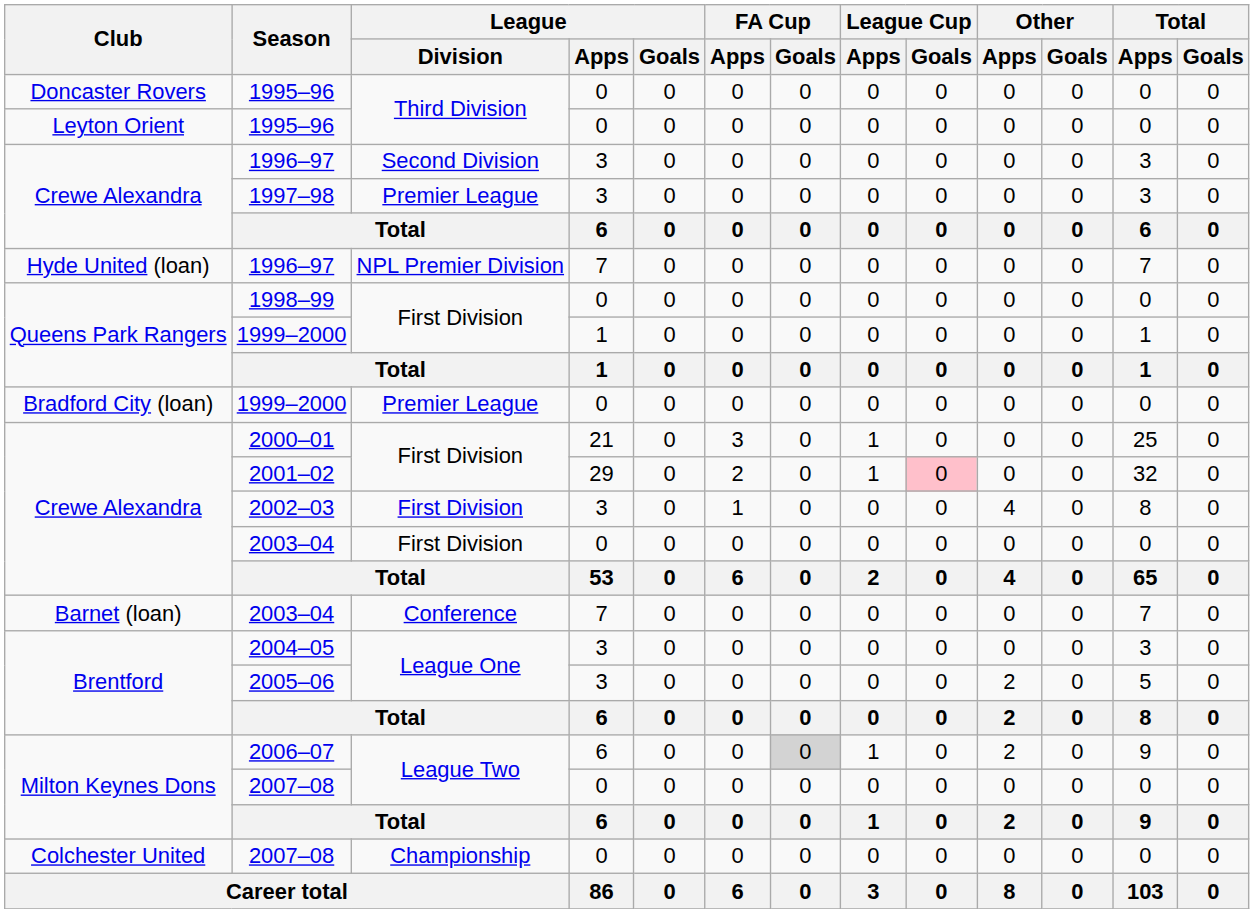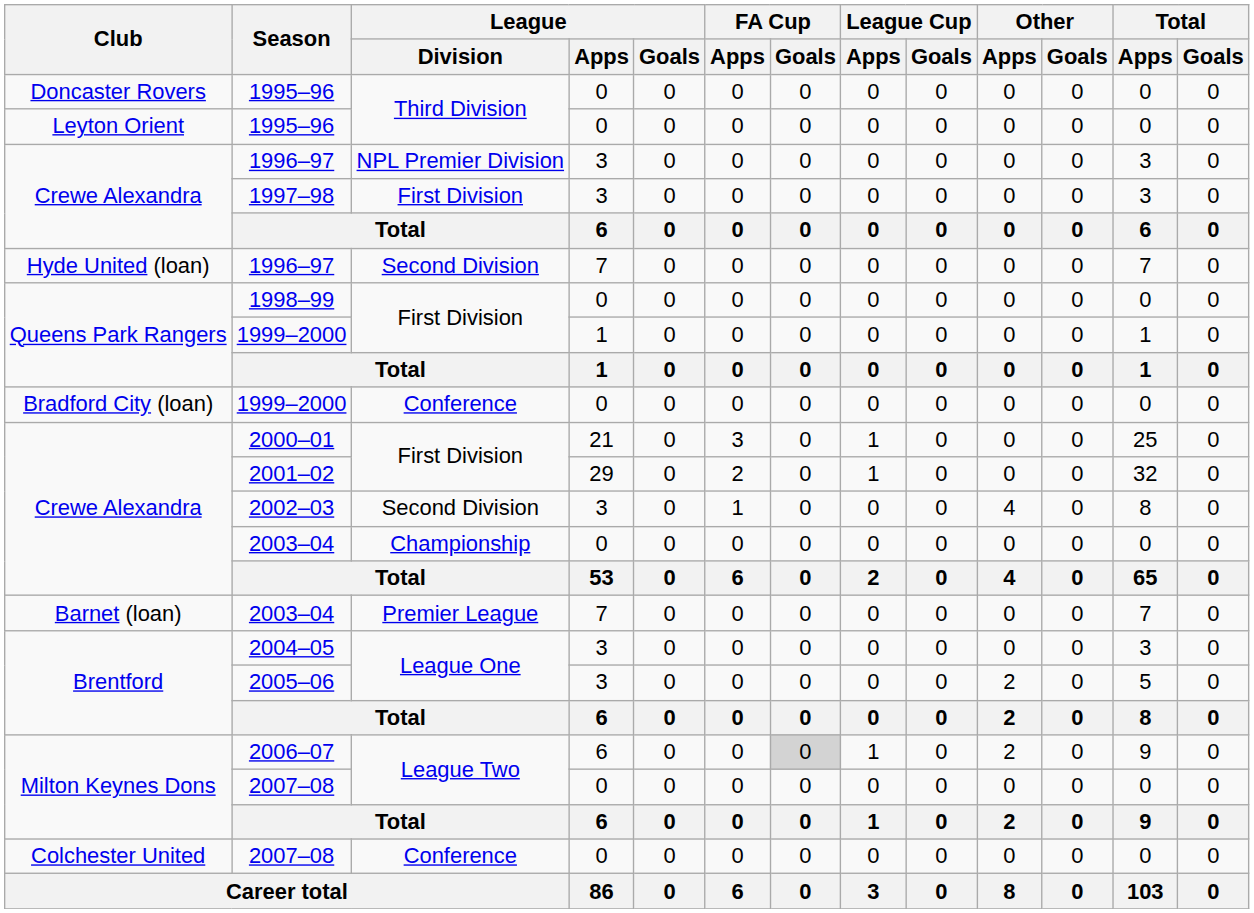(460, 160) Second Division -> (460, 160) NPL Premier Division
(460, 195) Premier League -> (460, 195) First Division
(460, 265) NPL Premier Division -> (460, 265) Second Division
(460, 404) Premier League -> (460, 404) Conference
(941, 473) pink background -> (941, 473) no background
(460, 508) First Division -> (460, 508) Second Division
(460, 543) First Division -> (460, 543) Championship
(460, 612) Conference -> (460, 612) Premier League
(460, 856) Championship -> (460, 856) Conference
